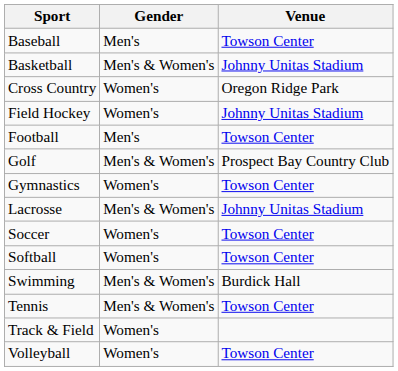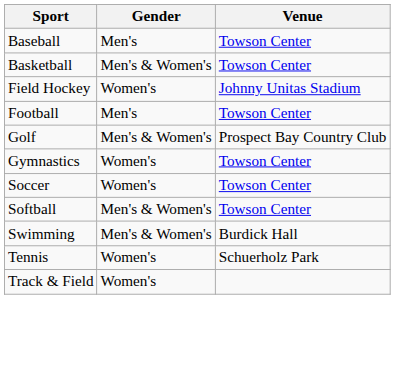(292, 64) Johnny Unitas Stadium -> (265, 64) Towson Center
- row: (52, 88)
- row: (35, 209)
(131, 257) Women's -> (156, 209) Men's & Women's
(159, 305) Men's & Women's -> (128, 257) Women's
(268, 305) Towson Center -> (269, 257) Schuerholz Park
- row: (39, 354)
